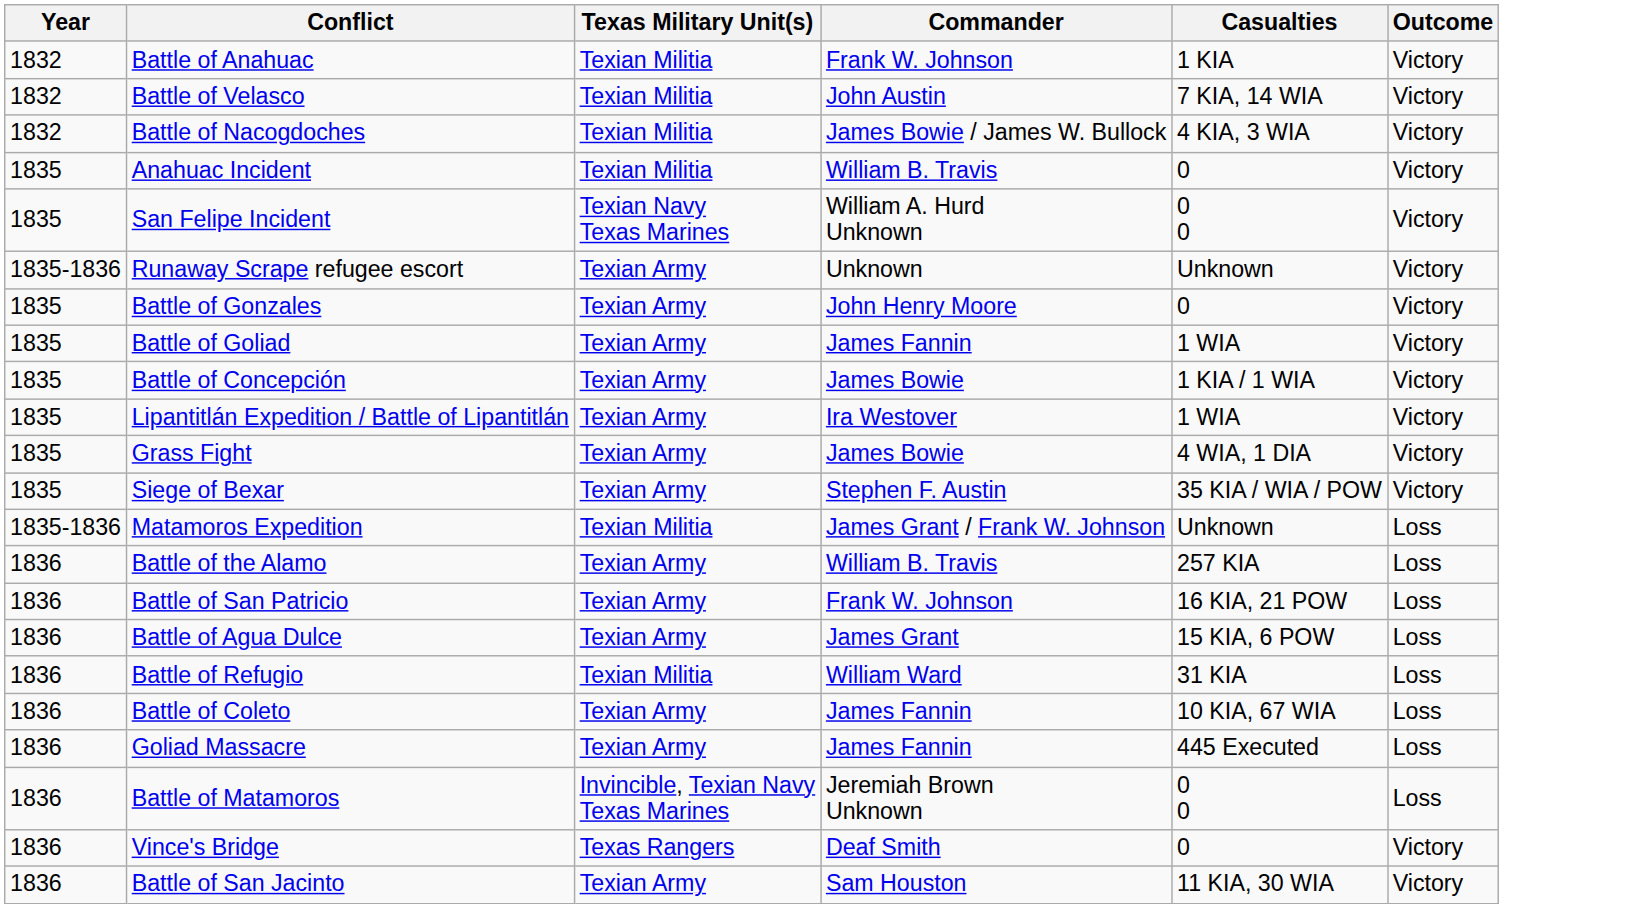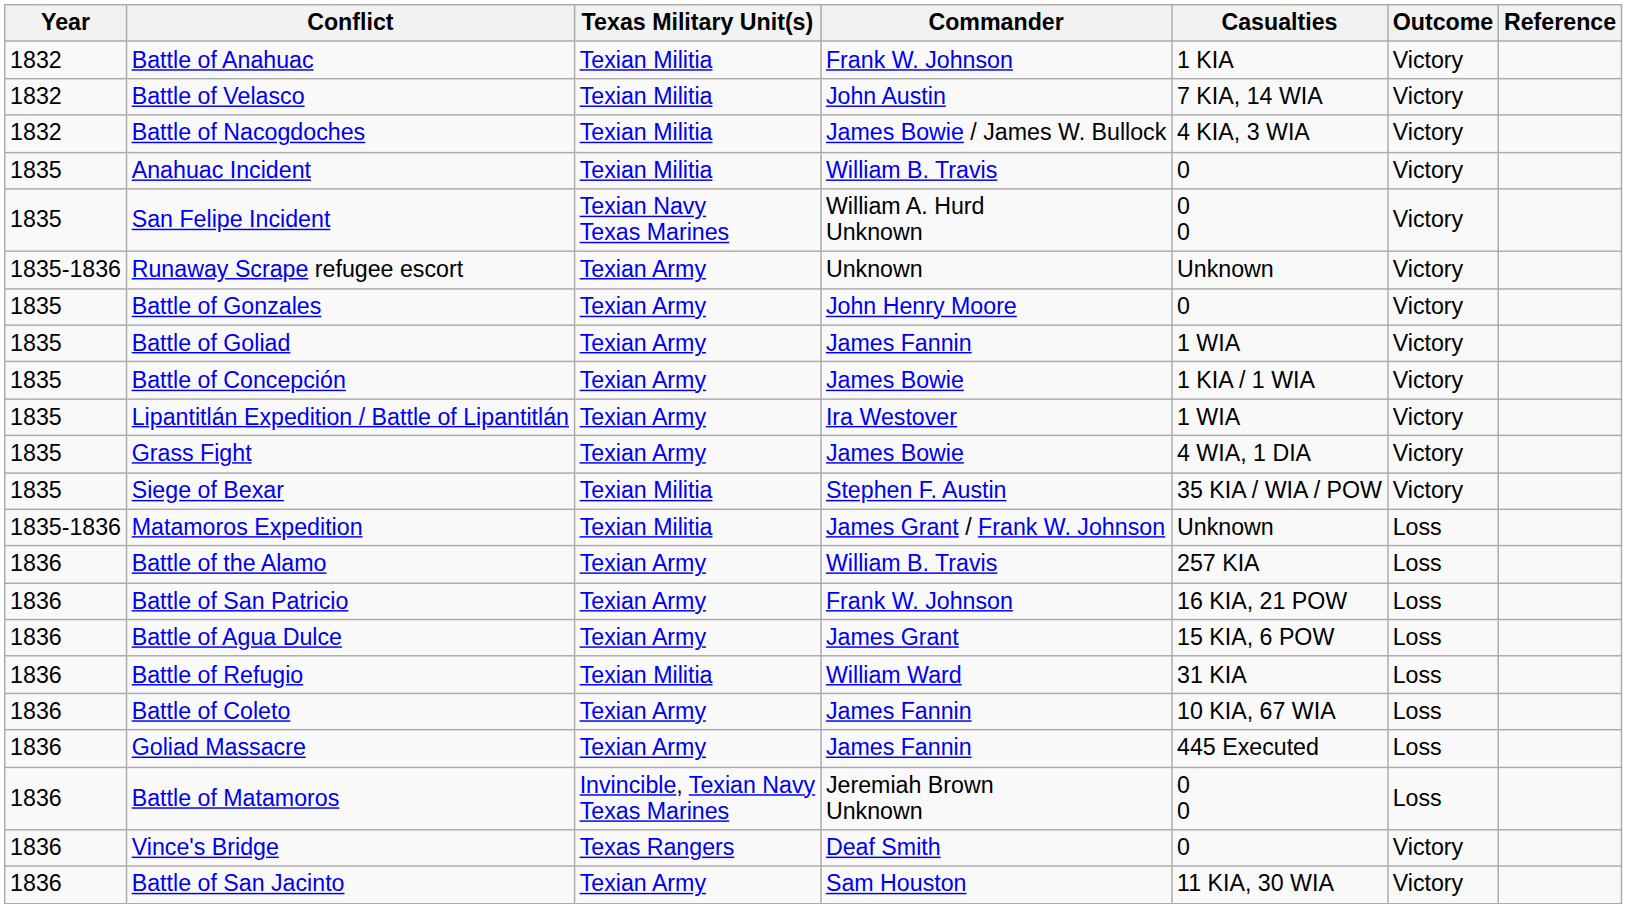+ column: (1560, 22)
(643, 490) Texian Army -> (646, 490) Texian Militia
